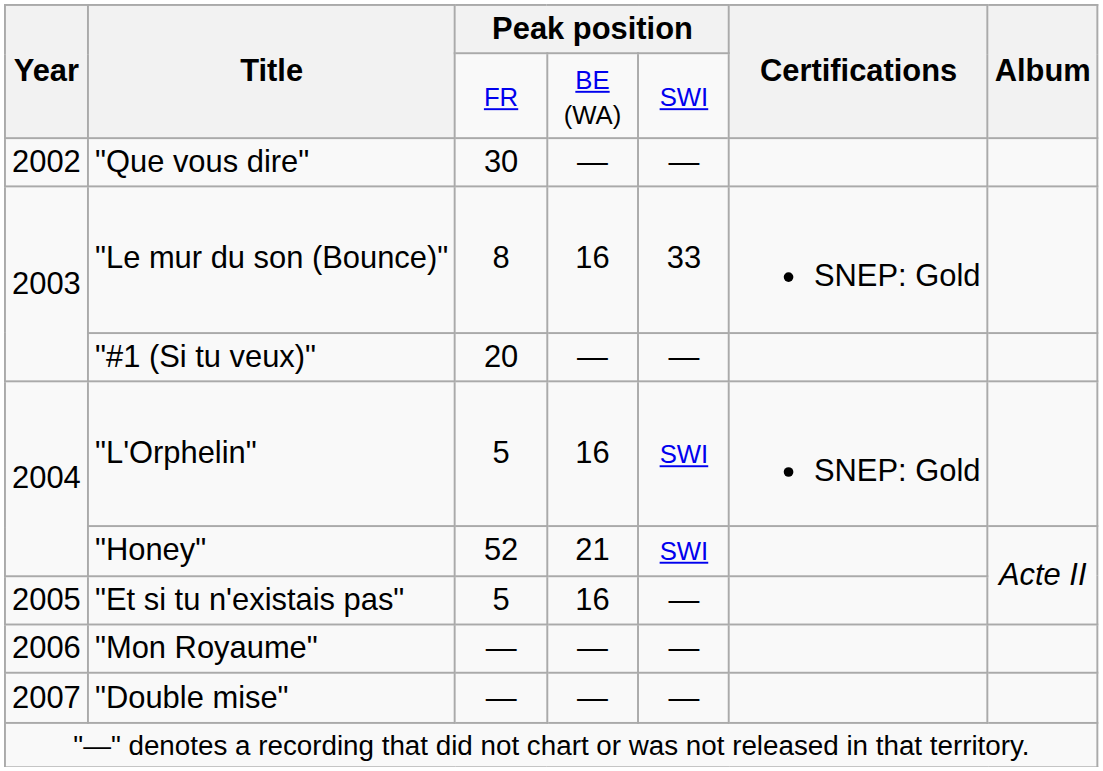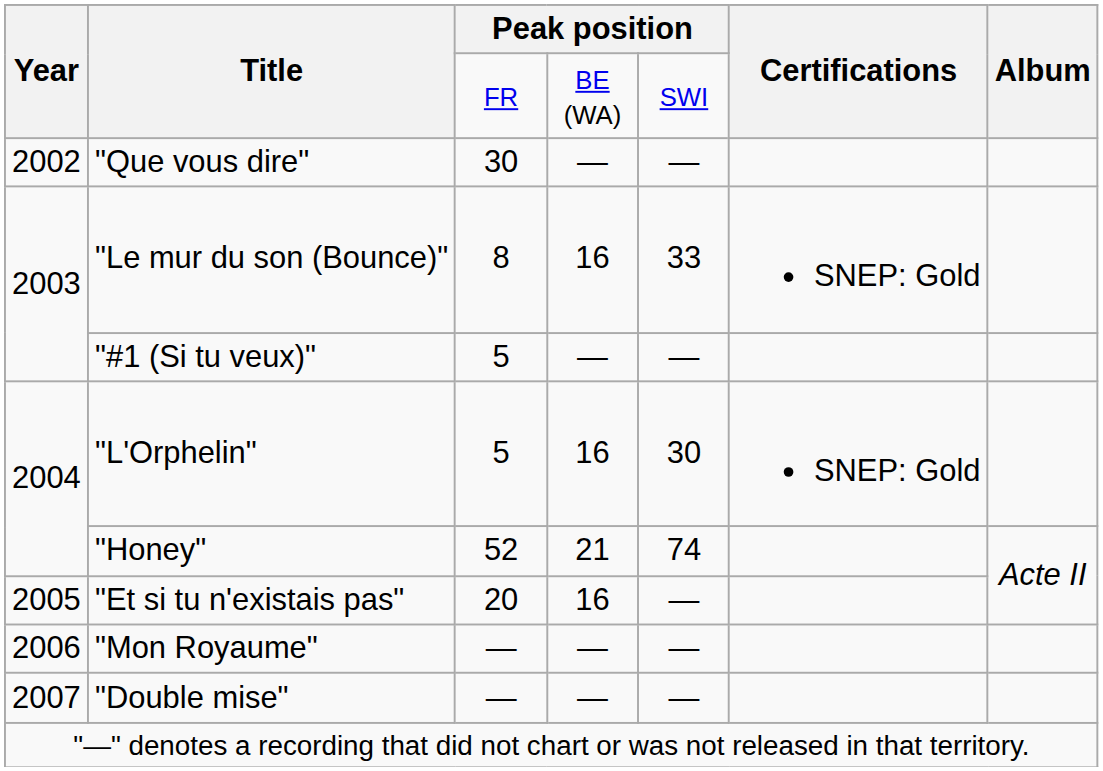(501, 356) 20 -> (501, 356) 5
(684, 455) SWI -> (684, 453) 30
(684, 552) SWI -> (684, 550) 74
(501, 599) 5 -> (501, 599) 20
